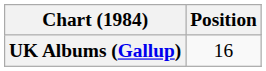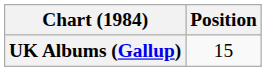(223, 50) 16 -> (223, 50) 15
